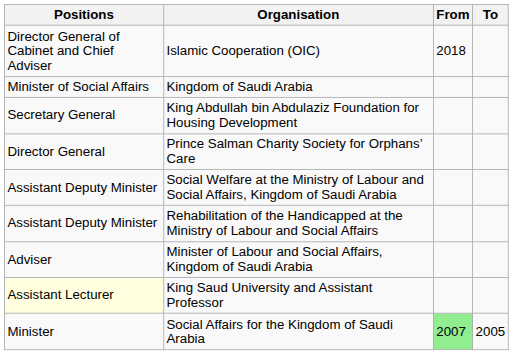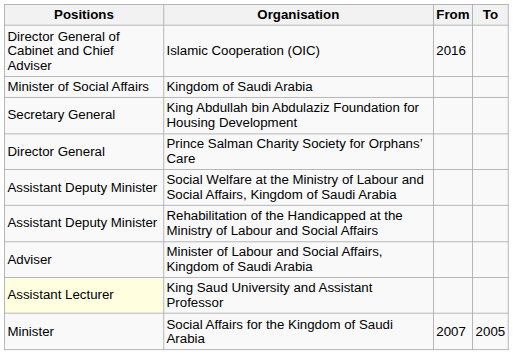(451, 51) 2018 -> (451, 51) 2016
(451, 331) lightgreen background -> (451, 331) no background
